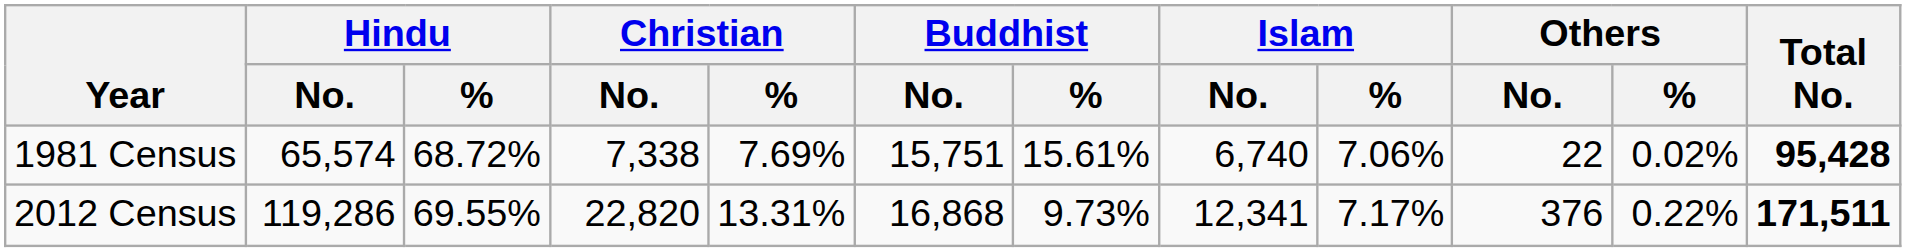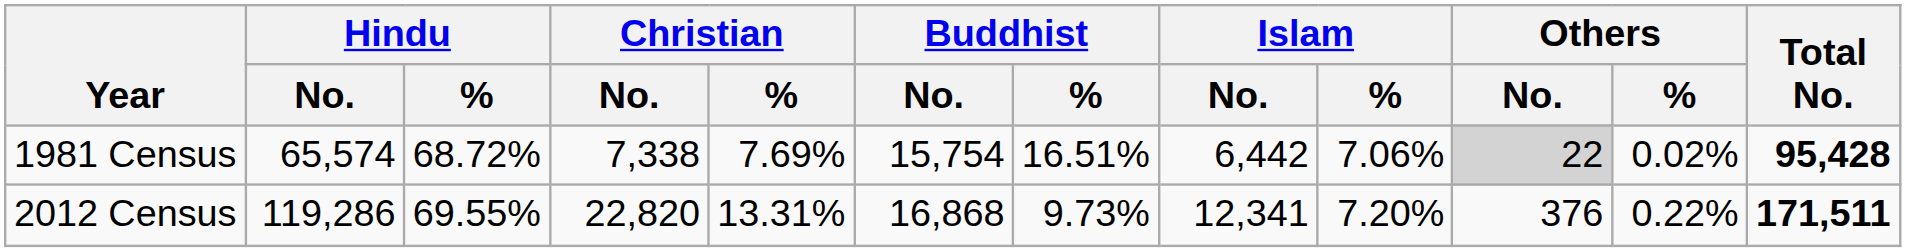(947, 154) 15,751 -> (947, 154) 15,754
(1086, 154) 15.61% -> (1086, 154) 16.51%
(1262, 154) 6,740 -> (1262, 154) 6,442
(1582, 154) no background -> (1582, 154) lightgrey background
(1391, 214) 7.17% -> (1391, 214) 7.20%
